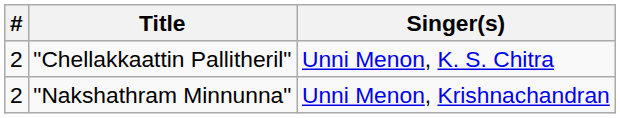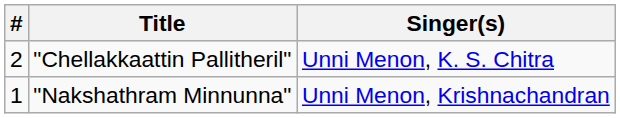(16, 95) 2 -> (16, 95) 1
